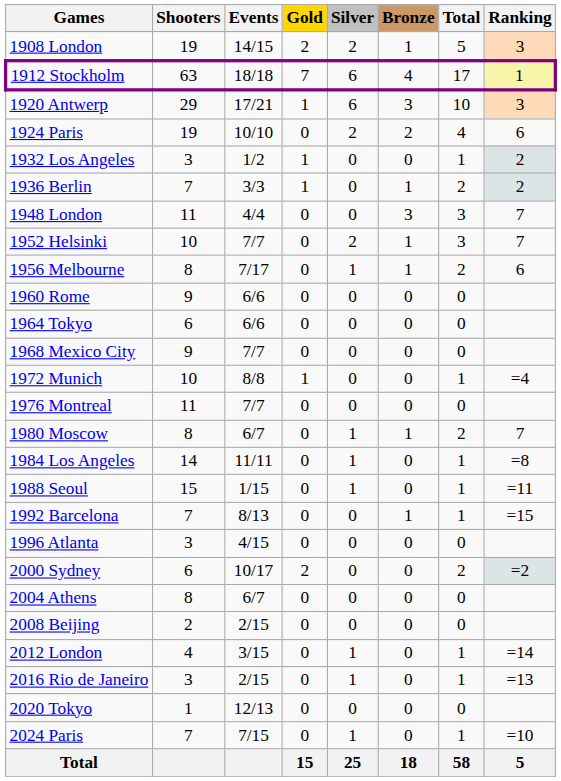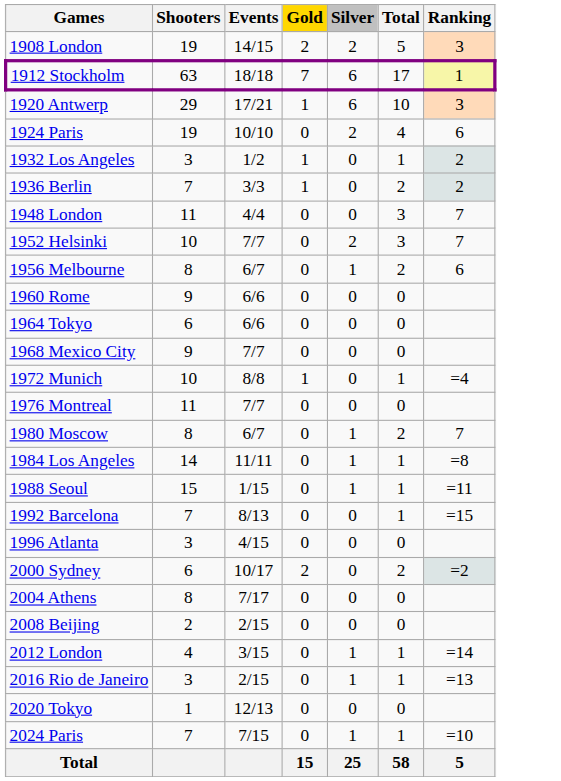- column: (408, 18)
(254, 269) 7/17 -> (254, 269) 6/7
(254, 598) 6/7 -> (254, 598) 7/17
